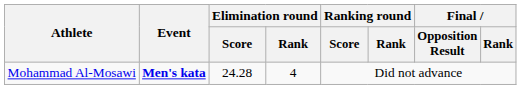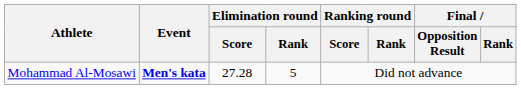(237, 73) 24.28 -> (237, 73) 27.28
(293, 73) 4 -> (293, 73) 5
